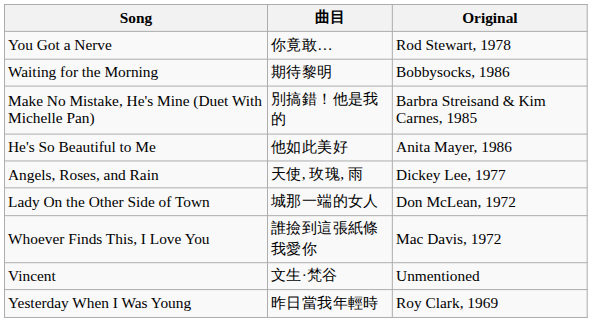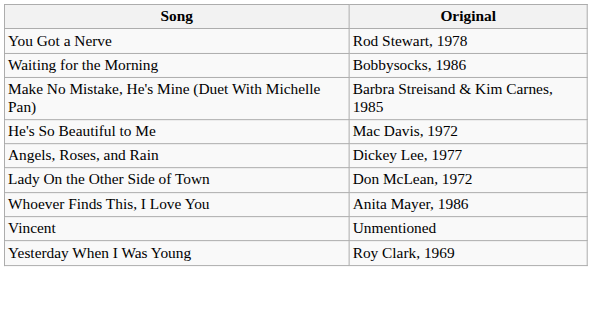- column: (330, 17)
(454, 147) Anita Mayer, 1986 -> (405, 131) Mac Davis, 1972
(449, 239) Mac Davis, 1972 -> (411, 204) Anita Mayer, 1986
